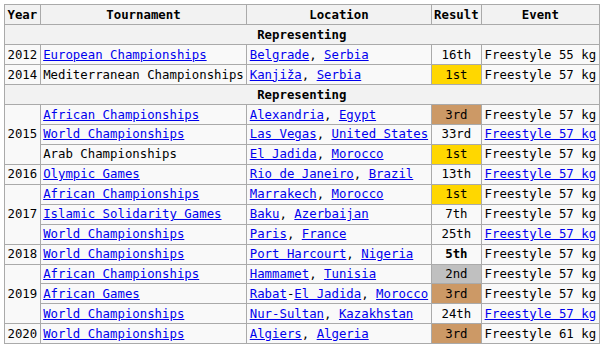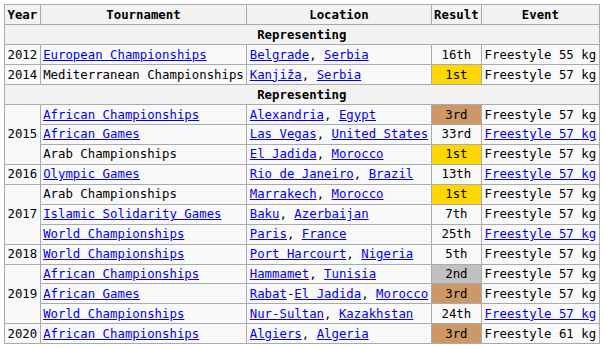(114, 134) World Championships -> (91, 134) African Games
(121, 194) African Championships -> (110, 194) Arab Championships
(456, 254) bold -> (456, 254) normal
(114, 334) World Championships -> (121, 334) African Championships
